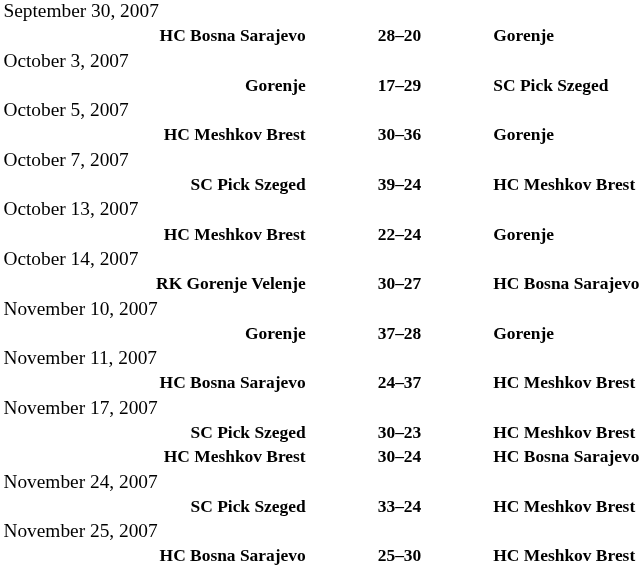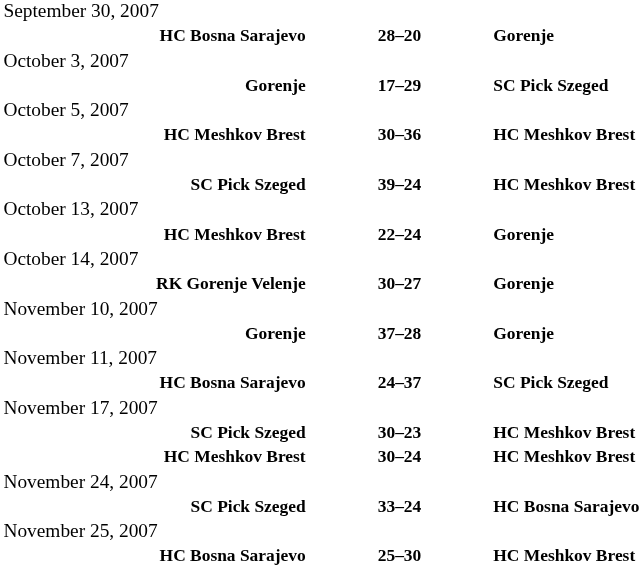(524, 134) Gorenje -> (564, 134) HC Meshkov Brest
(566, 283) HC Bosna Sarajevo -> (524, 283) Gorenje
(564, 382) HC Meshkov Brest -> (551, 382) SC Pick Szeged
(566, 456) HC Bosna Sarajevo -> (564, 456) HC Meshkov Brest
(564, 506) HC Meshkov Brest -> (566, 506) HC Bosna Sarajevo
